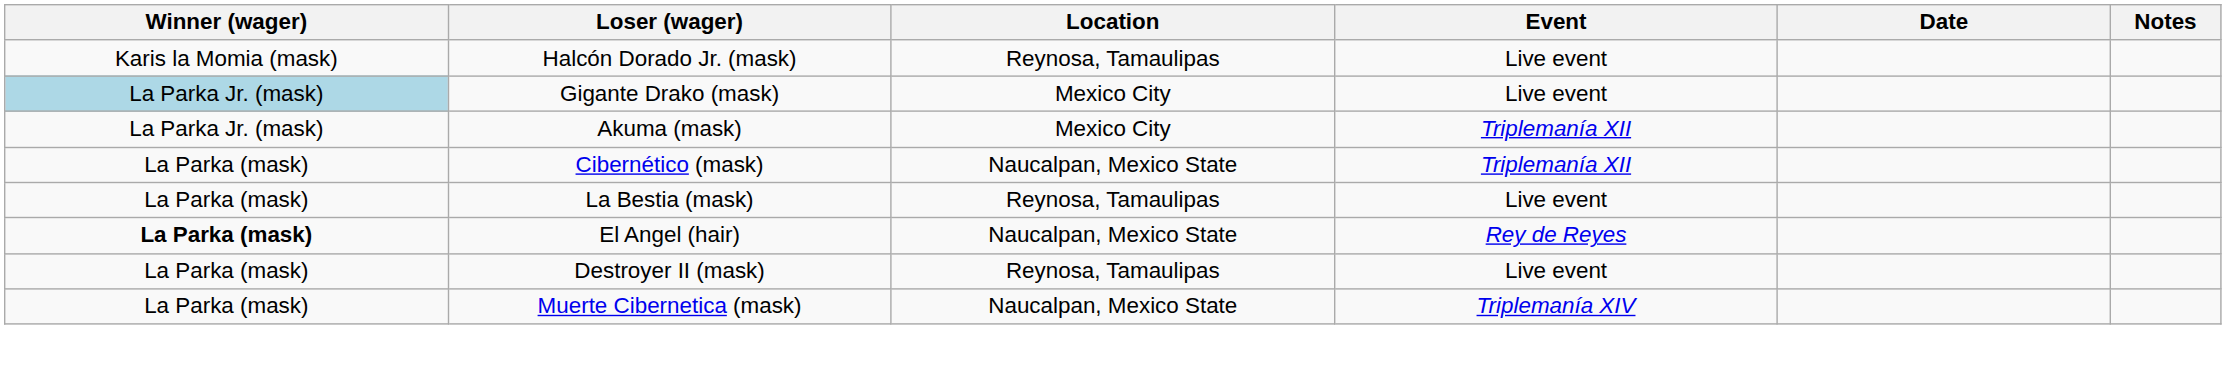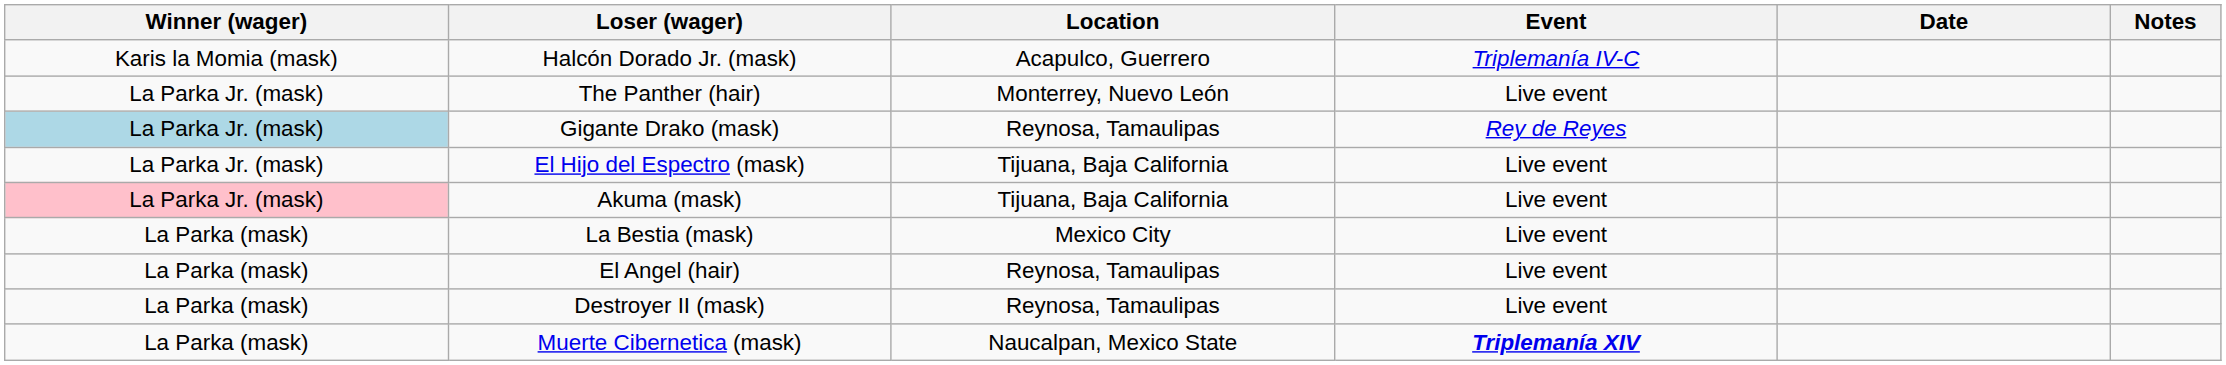(1113, 57) Reynosa, Tamaulipas -> (1113, 57) Acapulco, Guerrero
(1556, 57) Live event -> (1556, 57) Triplemanía IV-C
+ row: (670, 93)
(1113, 93) Mexico City -> (1113, 128) Reynosa, Tamaulipas
(1556, 93) Live event -> (1556, 128) Rey de Reyes
+ row: (670, 164)
(226, 128) no background -> (226, 199) pink background
(1113, 128) Mexico City -> (1113, 199) Tijuana, Baja California
(1556, 128) Triplemanía XII -> (1556, 199) Live event
- row: (670, 164)
(1113, 199) Reynosa, Tamaulipas -> (1113, 235) Mexico City
(226, 235) bold -> (226, 270) normal
(1113, 235) Naucalpan, Mexico State -> (1113, 270) Reynosa, Tamaulipas
(1556, 235) Rey de Reyes -> (1556, 270) Live event
(1556, 306) normal -> (1556, 341) bold
